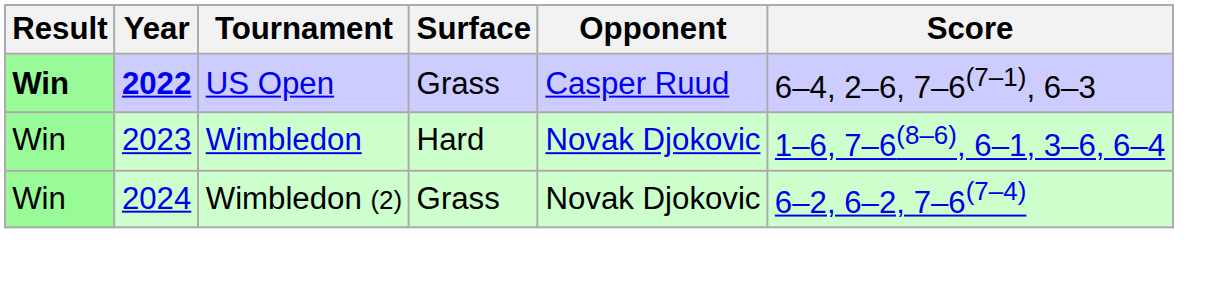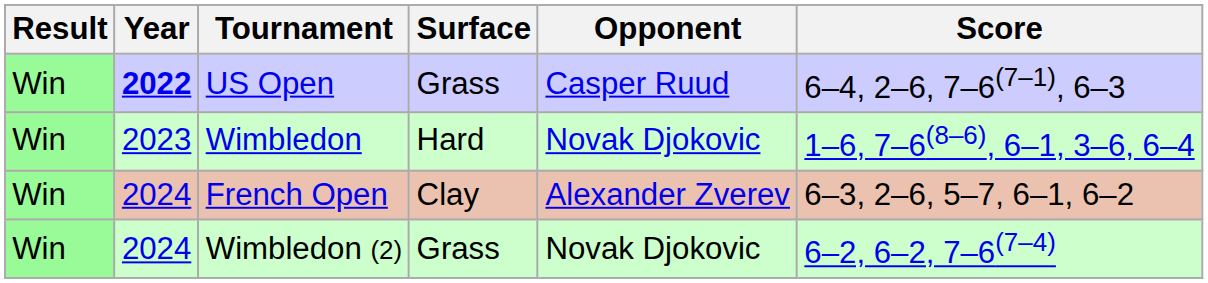(41, 82) bold -> (39, 82) normal
+ row: (297, 194)
